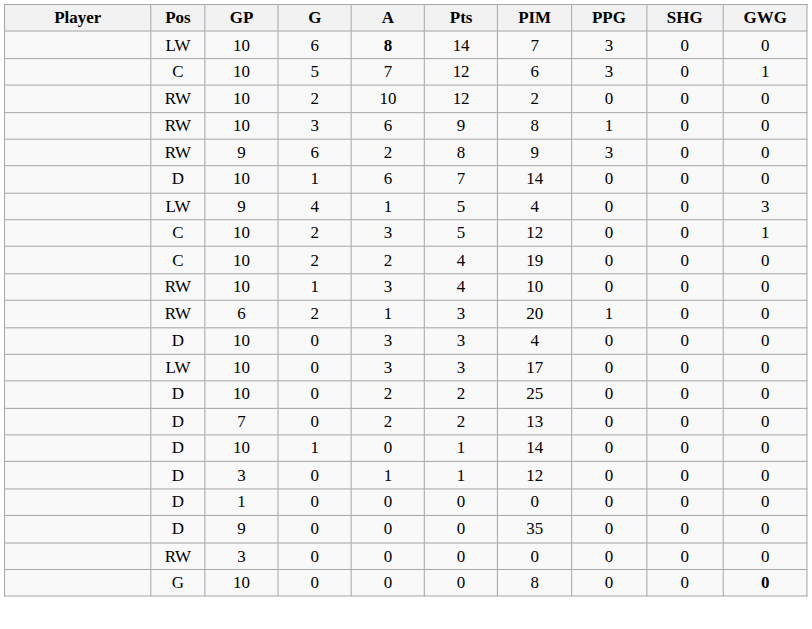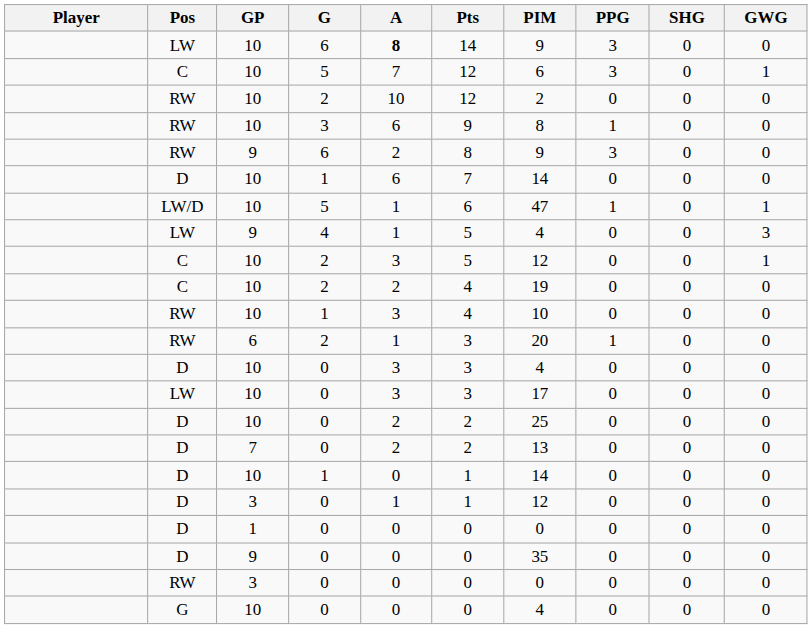(535, 44) 7 -> (540, 44) 9
+ row: (182, 206)
(535, 582) 8 -> (540, 609) 4
(765, 582) bold -> (766, 609) normal
